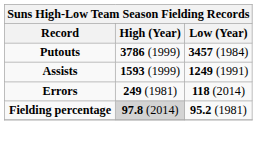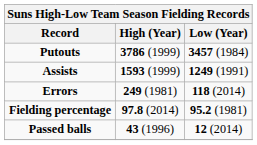(150, 110) lightgrey background -> (150, 110) no background
+ row: (60, 129)
